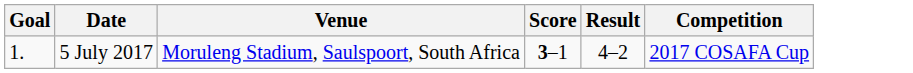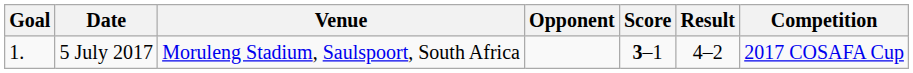+ column: (572, 20)
